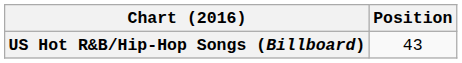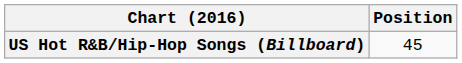(413, 45) 43 -> (413, 45) 45
